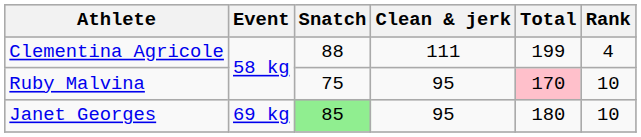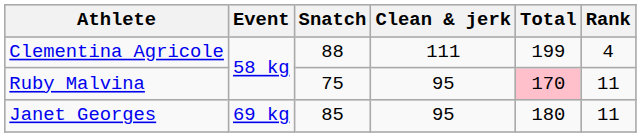(608, 84) 10 -> (608, 84) 11
(332, 115) lightgreen background -> (332, 115) no background
(608, 115) 10 -> (608, 115) 11
